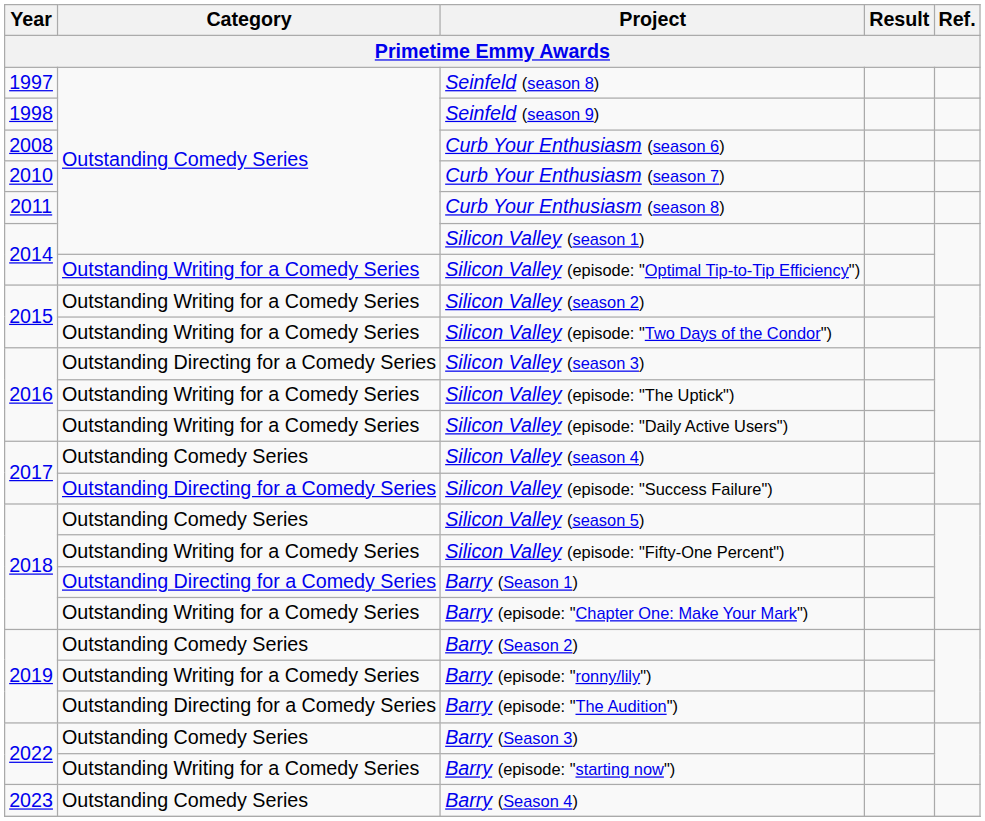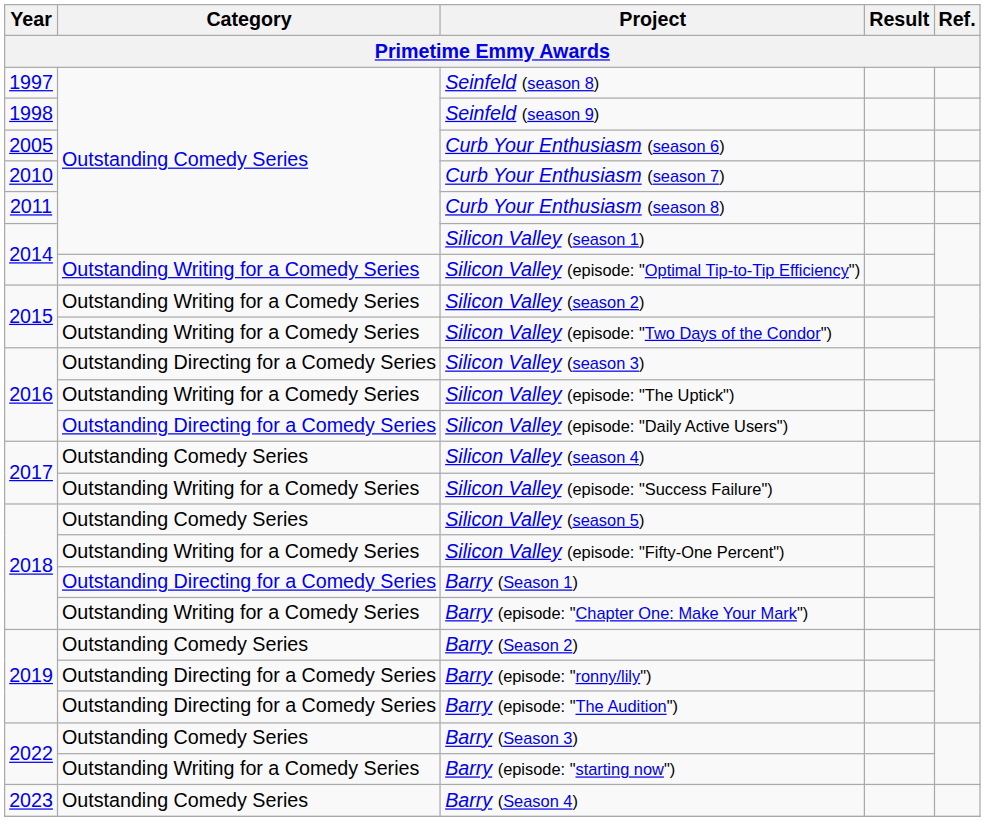(31, 144) 2008 -> (31, 144) 2005
(241, 425) Outstanding Writing for a Comedy Series -> (249, 425) Outstanding Directing for a Comedy Series
(249, 488) Outstanding Directing for a Comedy Series -> (241, 488) Outstanding Writing for a Comedy Series
(241, 675) Outstanding Writing for a Comedy Series -> (249, 675) Outstanding Directing for a Comedy Series
